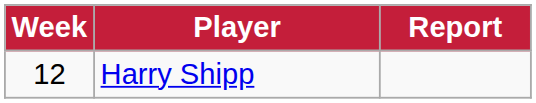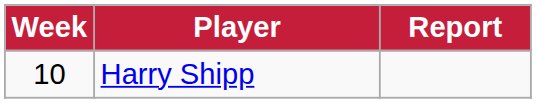(49, 73) 12 -> (49, 73) 10
